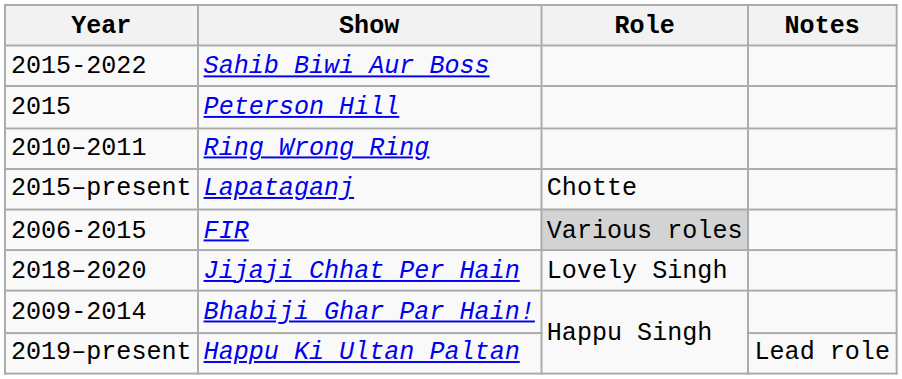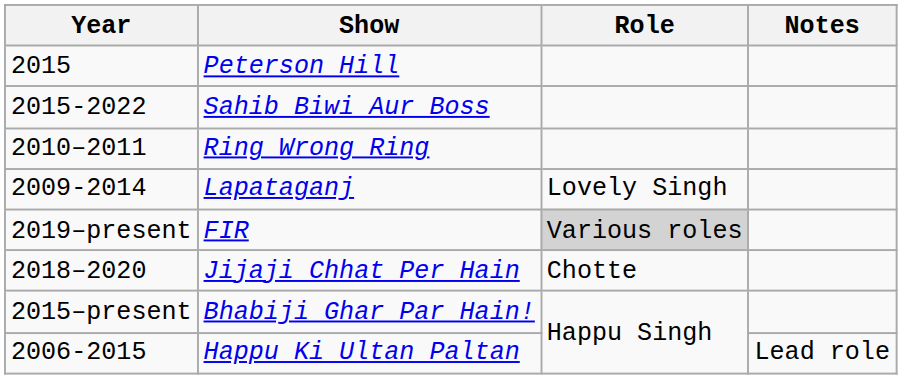rows swapped: (347, 66) <-> (301, 107)
(101, 189) 2015–present -> (79, 189) 2009-2014
(592, 189) Chotte -> (637, 189) Lovely Singh
(79, 230) 2006-2015 -> (101, 230) 2019–present
(637, 271) Lovely Singh -> (592, 271) Chotte
(79, 312) 2009-2014 -> (101, 312) 2015–present
(101, 353) 2019–present -> (79, 353) 2006-2015
